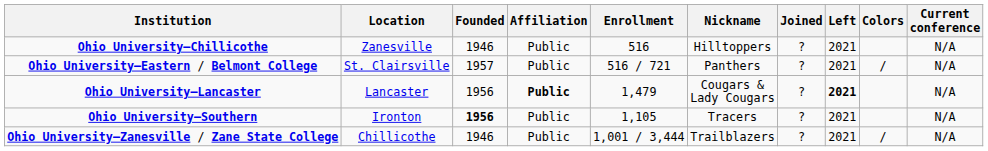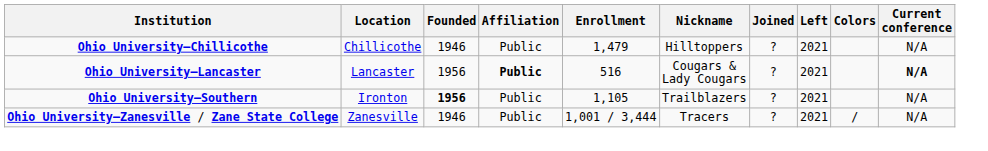(397, 47) Zanesville -> (383, 47) Chillicothe
(639, 47) 516 -> (611, 47) 1,479
- row: (173, 66)
(639, 91) 1,479 -> (611, 72) 516
(842, 91) bold -> (814, 72) normal
(945, 91) normal -> (917, 72) bold
(732, 117) Tracers -> (704, 98) Trailblazers
(397, 136) Chillicothe -> (383, 117) Zanesville
(732, 136) Trailblazers -> (704, 117) Tracers
